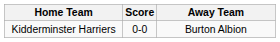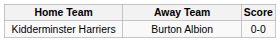columns swapped: (140, 12) <-> (216, 12)
